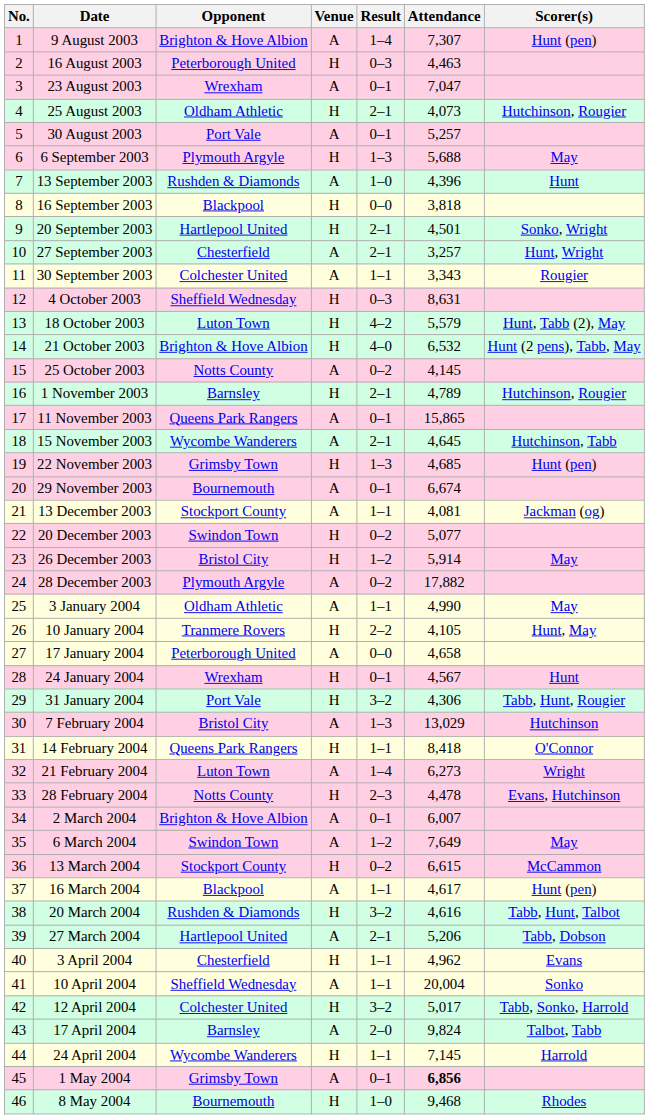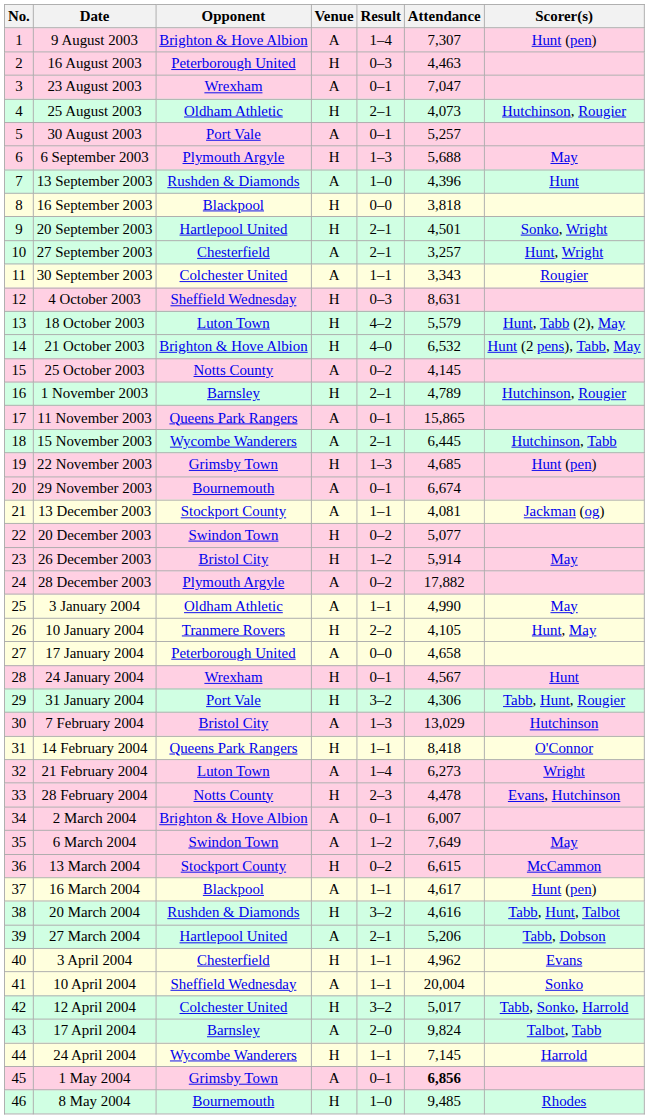(444, 441) 4,645 -> (444, 441) 6,445
(444, 1101) 9,468 -> (444, 1101) 9,485
